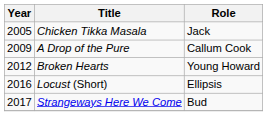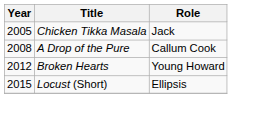(19, 48) 2009 -> (19, 48) 2008
(19, 84) 2016 -> (19, 84) 2015
- row: (109, 102)
